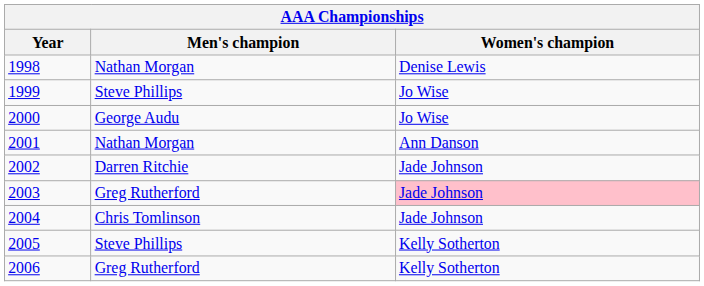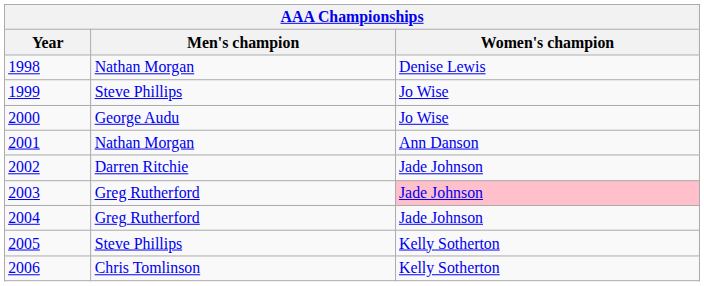(147, 218) Chris Tomlinson -> (147, 218) Greg Rutherford
(147, 268) Greg Rutherford -> (147, 268) Chris Tomlinson
